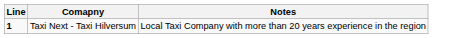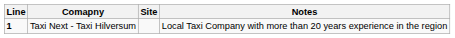+ column: (149, 11)
